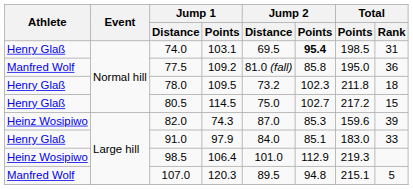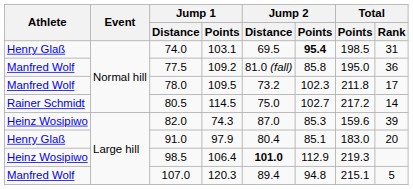(36, 86) Henry Glaß -> (41, 86) Manfred Wolf
(392, 86) 18 -> (392, 86) 17
(36, 104) Henry Glaß -> (46, 104) Rainer Schmidt
(392, 104) 15 -> (392, 104) 14
(269, 140) 84.0 -> (269, 140) 80.4
(392, 140) 33 -> (392, 140) 20
(269, 158) normal -> (269, 158) bold
(269, 176) 89.5 -> (269, 176) 89.4
